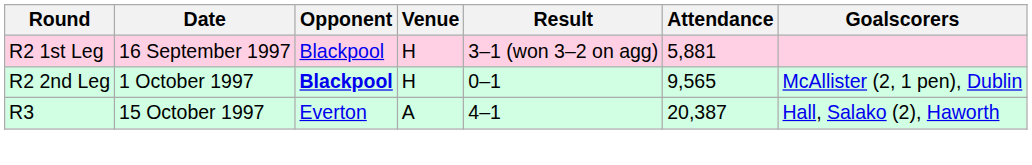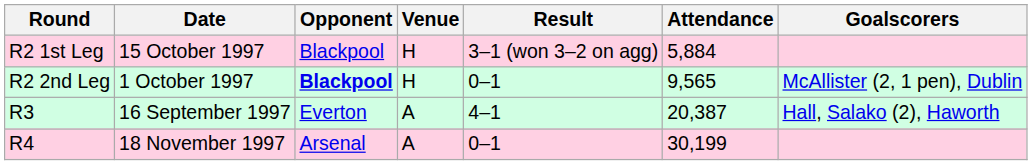(205, 50) 16 September 1997 -> (192, 50) 15 October 1997
(692, 50) 5,881 -> (692, 50) 5,884
(192, 112) 15 October 1997 -> (205, 112) 16 September 1997
+ row: (22, 143)
